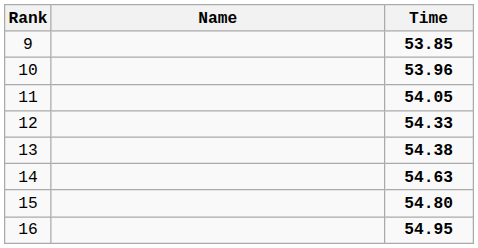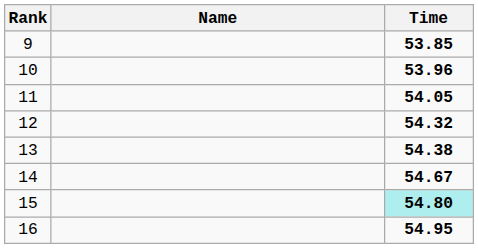(429, 124) 54.33 -> (429, 124) 54.32
(429, 177) 54.63 -> (429, 177) 54.67
(429, 203) no background -> (429, 203) paleturquoise background
